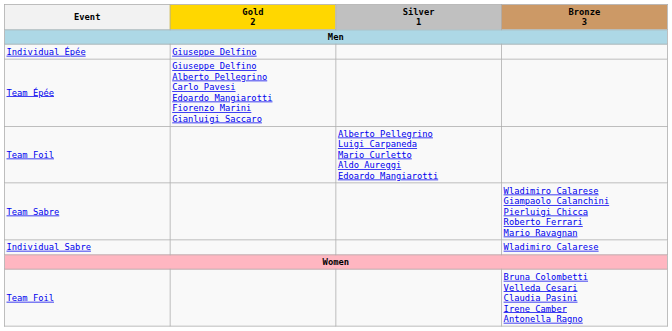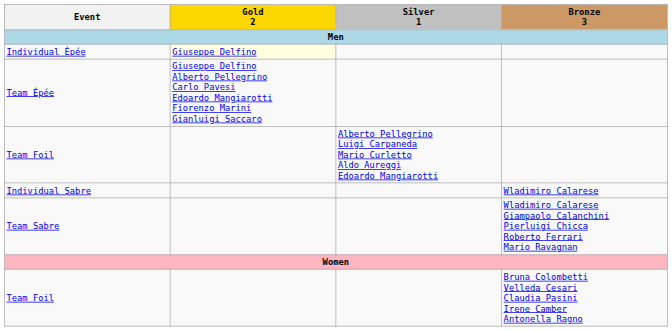(214, 51) no background -> (214, 51) lightyellow background
rows swapped: (49, 247) <-> (33, 211)
